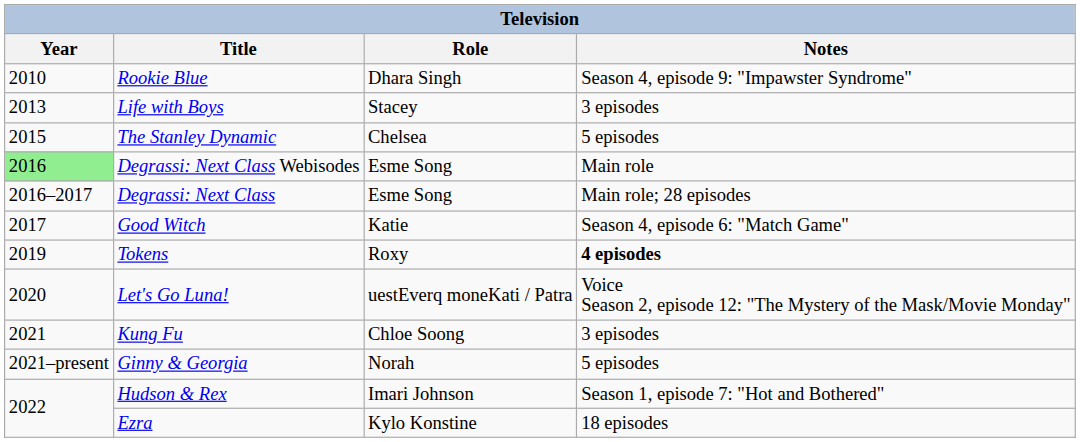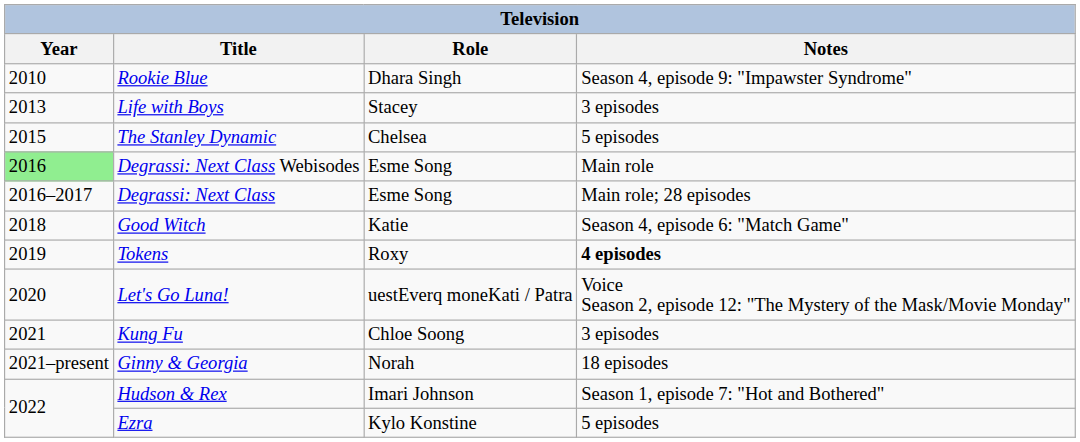(27, 225) 2017 -> (27, 225) 2018
(620, 363) 5 episodes -> (625, 363) 18 episodes
(625, 422) 18 episodes -> (620, 422) 5 episodes
